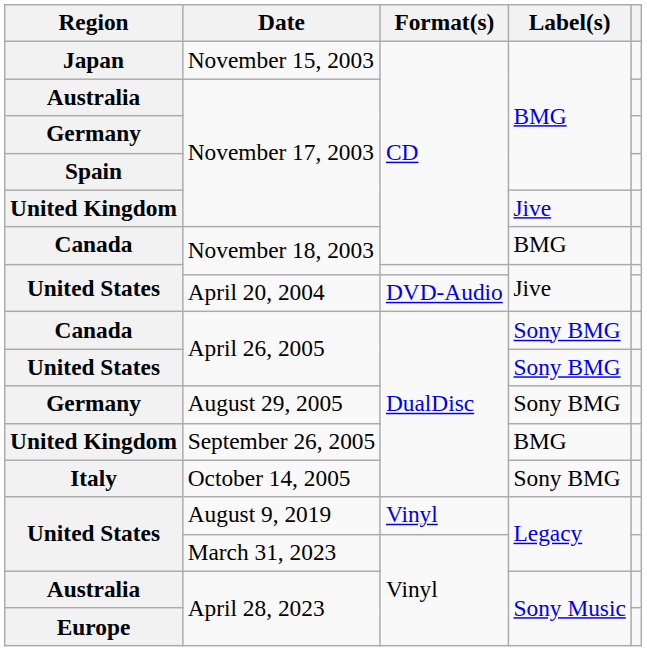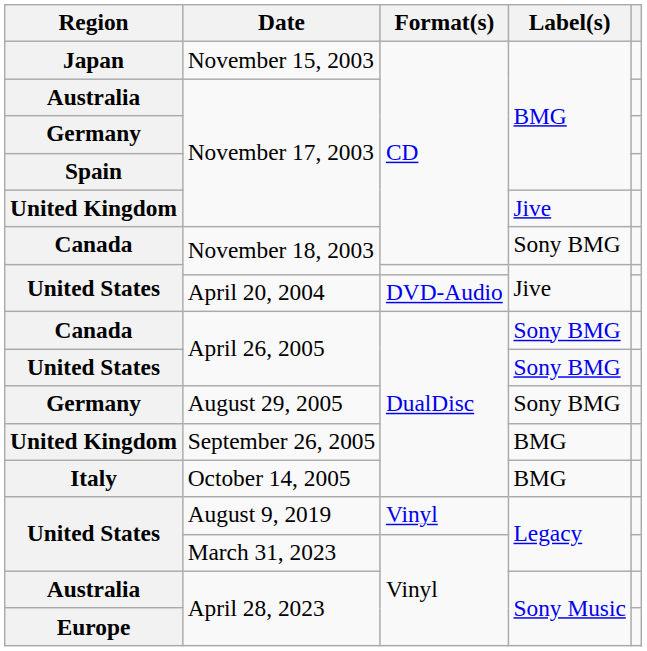(540, 245) BMG -> (567, 245) Sony BMG
(567, 478) Sony BMG -> (540, 478) BMG
